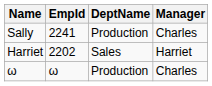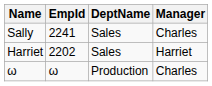(120, 33) Production -> (106, 33) Sales
